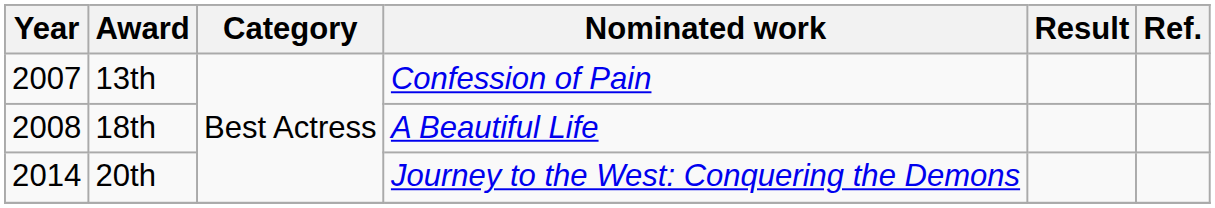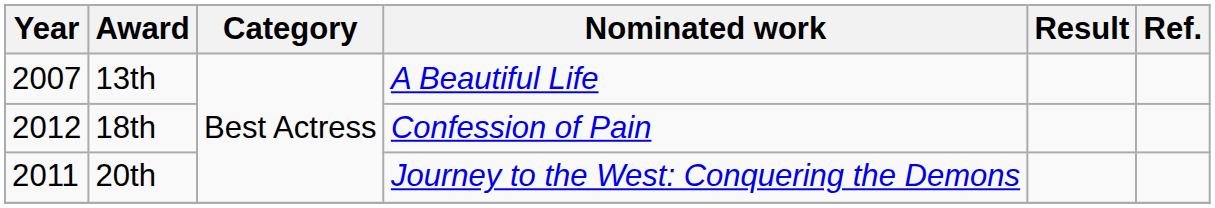(521, 78) Confession of Pain -> (495, 78) A Beautiful Life
(47, 127) 2008 -> (47, 127) 2012
(495, 127) A Beautiful Life -> (521, 127) Confession of Pain
(47, 176) 2014 -> (45, 176) 2011
